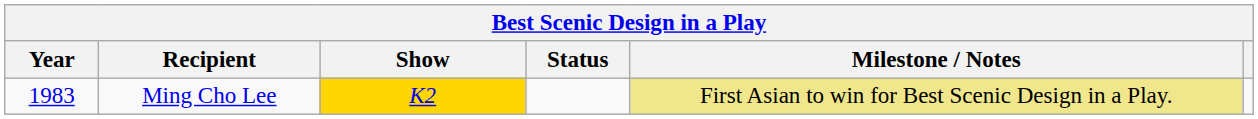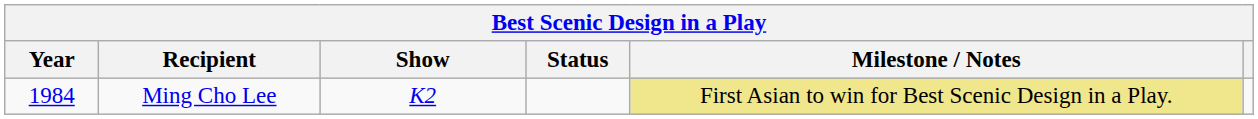(52, 95) 1983 -> (52, 95) 1984
(423, 95) gold background -> (423, 95) no background
